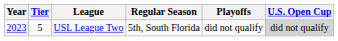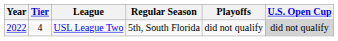(17, 28) 2023 -> (17, 28) 2022
(40, 28) 5 -> (40, 28) 4
